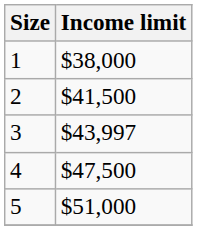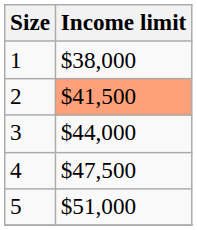(98, 96) no background -> (98, 96) lightsalmon background
(98, 133) $43,997 -> (98, 133) $44,000
